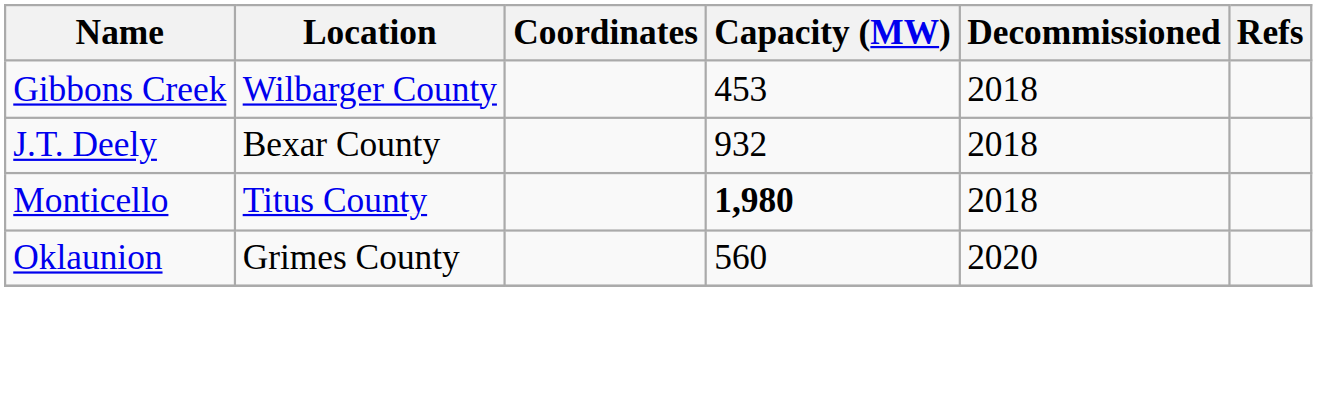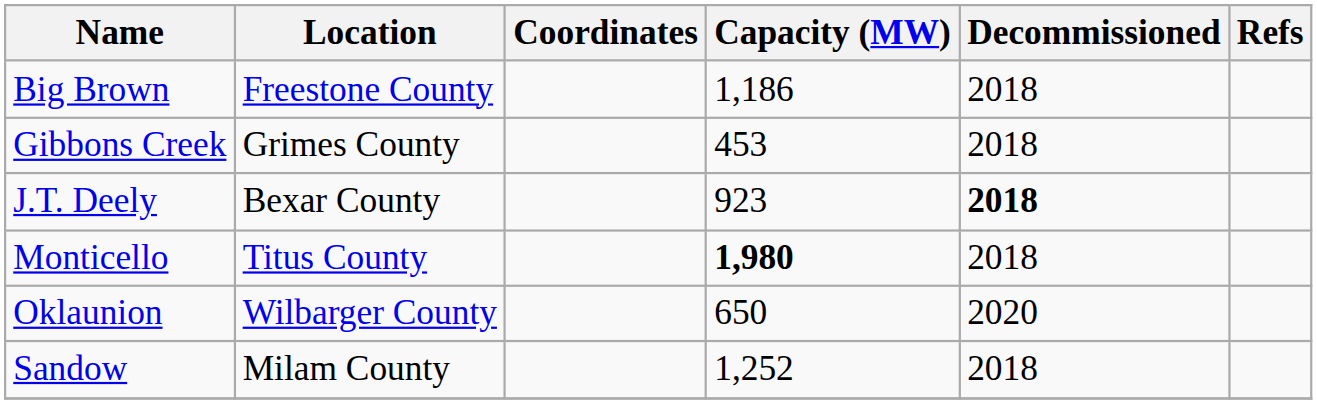+ row: (91, 88)
(370, 88) Wilbarger County -> (351, 144) Grimes County
(741, 144) 932 -> (741, 200) 923
(1003, 144) normal -> (1003, 200) bold
(351, 256) Grimes County -> (370, 312) Wilbarger County
(741, 256) 560 -> (741, 312) 650
+ row: (70, 369)
